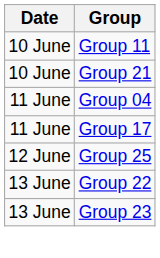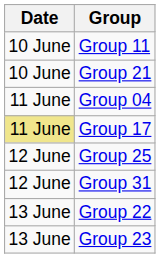(40, 128) no background -> (40, 128) khaki background
+ row: (115, 184)
